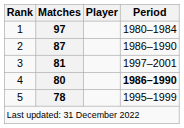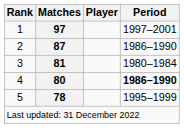(150, 30) 1980–1984 -> (150, 30) 1997–2001
(150, 64) 1997–2001 -> (150, 64) 1980–1984
